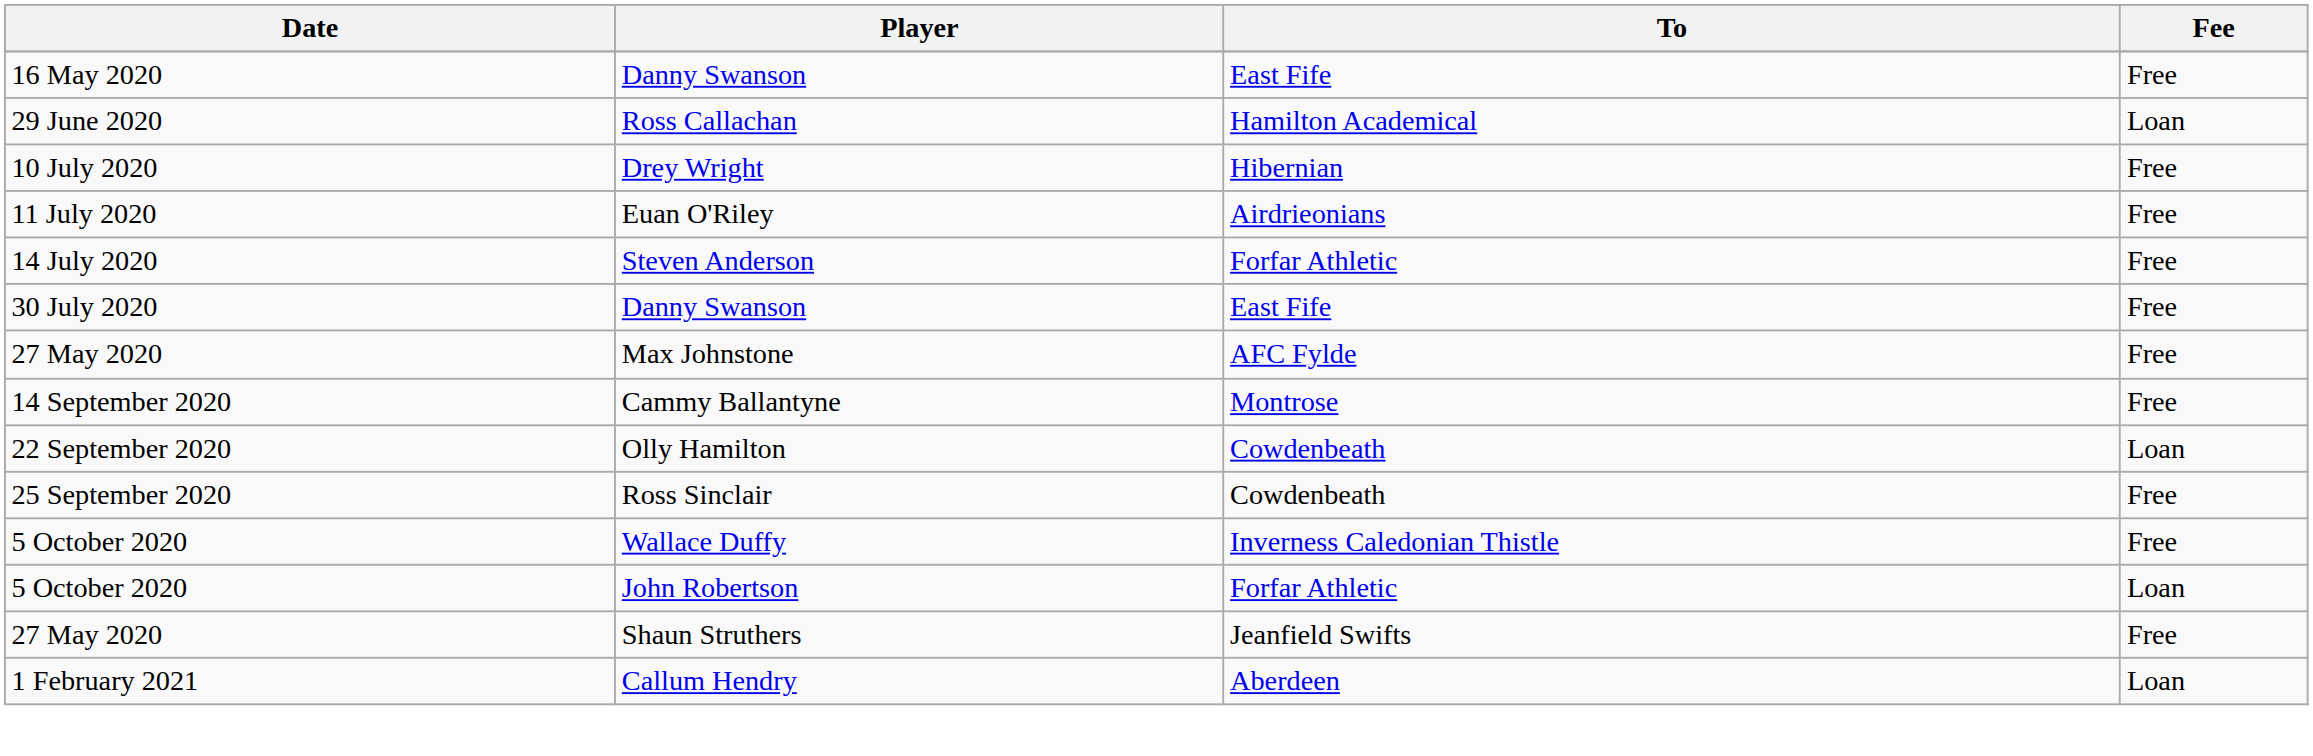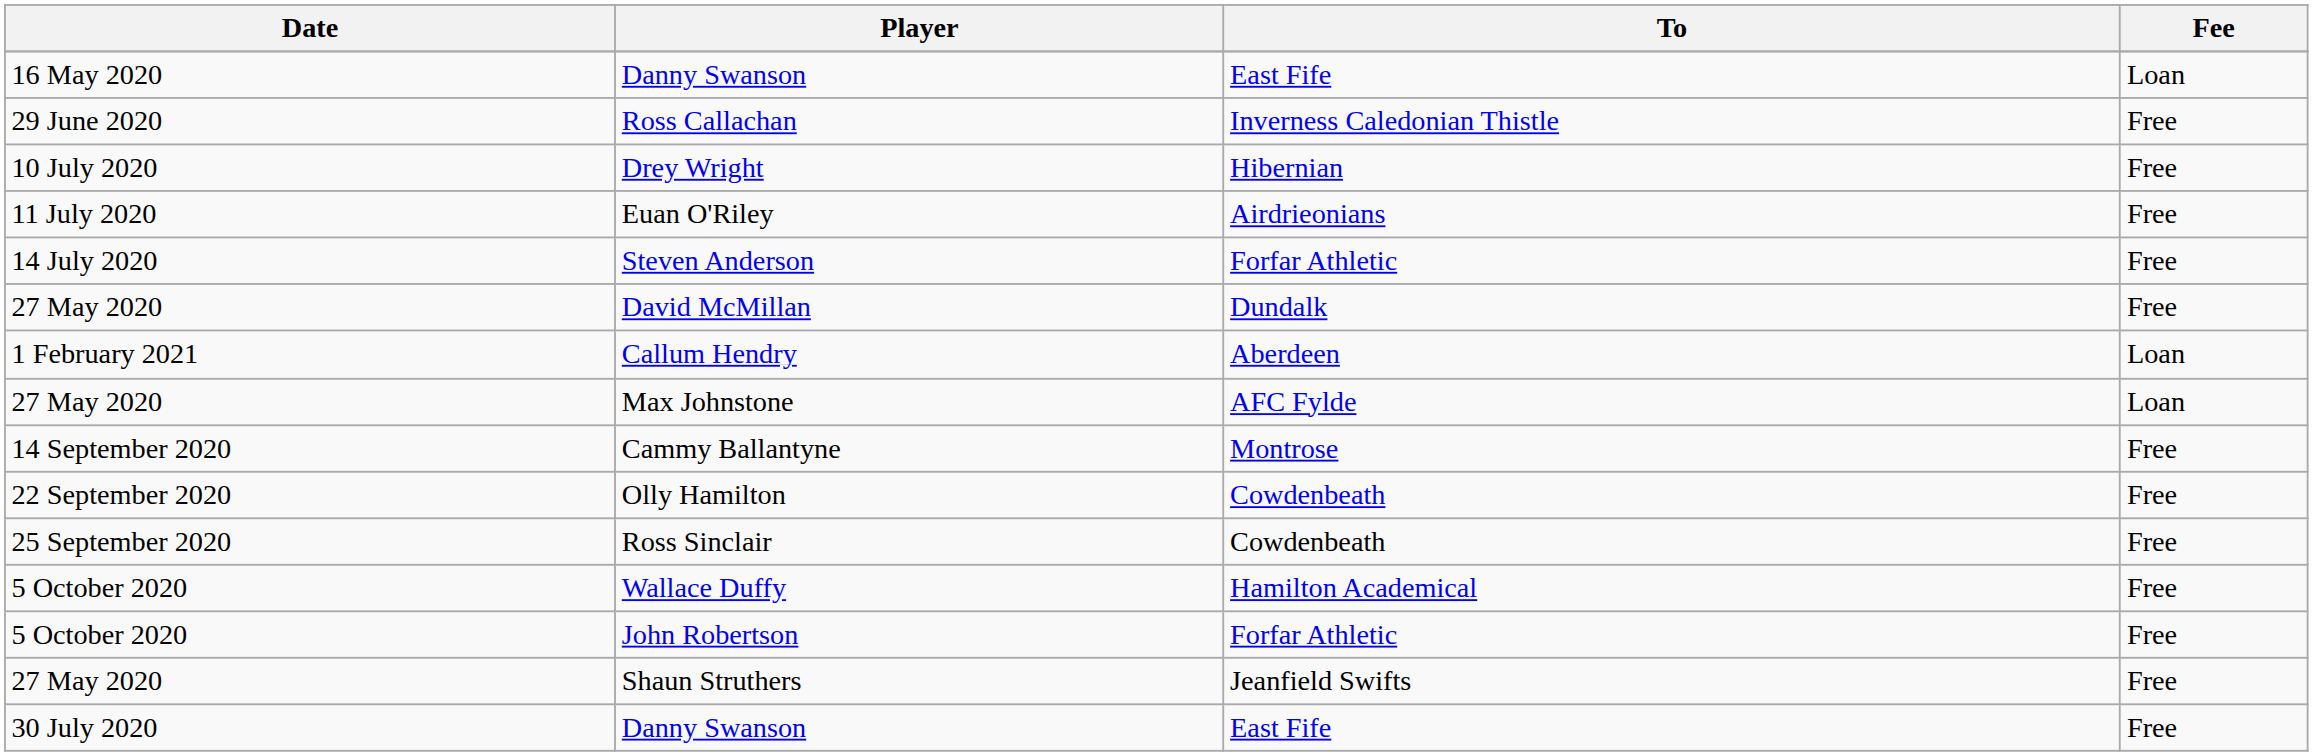(2152, 74) Free -> (2156, 74) Loan
(1354, 121) Hamilton Academical -> (1395, 121) Inverness Caledonian Thistle
(2156, 121) Loan -> (2152, 121) Free
+ row: (87, 307)
rows swapped: (84, 307) <-> (105, 680)
(2152, 354) Free -> (2156, 400) Loan
(2156, 447) Loan -> (2152, 494) Free
(1395, 540) Inverness Caledonian Thistle -> (1354, 587) Hamilton Academical
(2156, 587) Loan -> (2152, 634) Free
